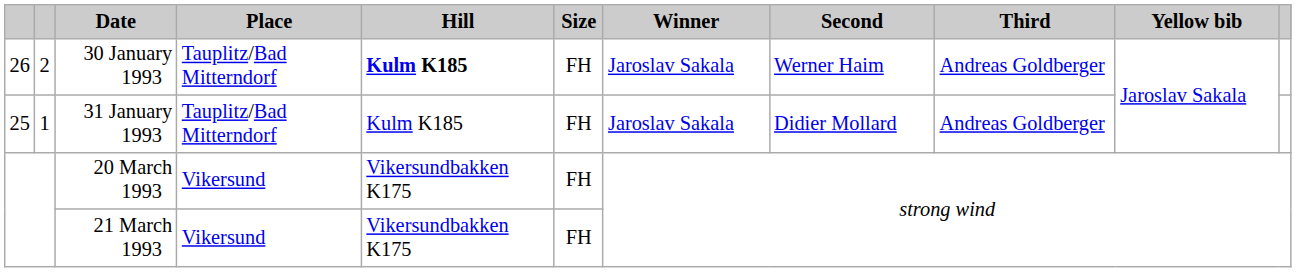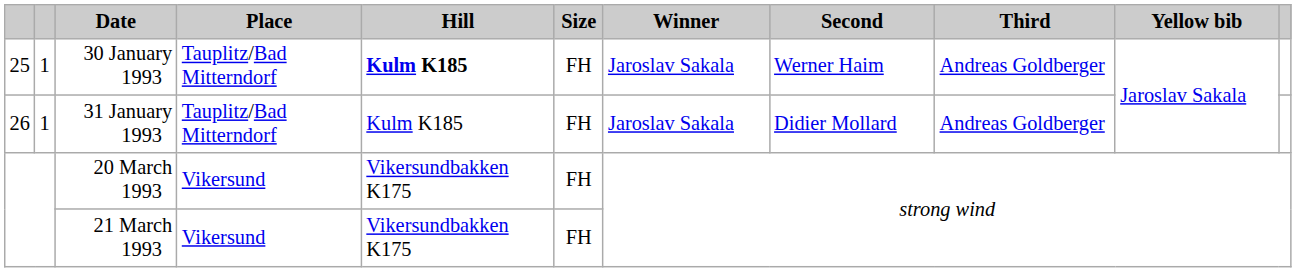(20, 66) 26 -> (20, 66) 25
(45, 66) 2 -> (45, 66) 1
(20, 123) 25 -> (20, 123) 26
